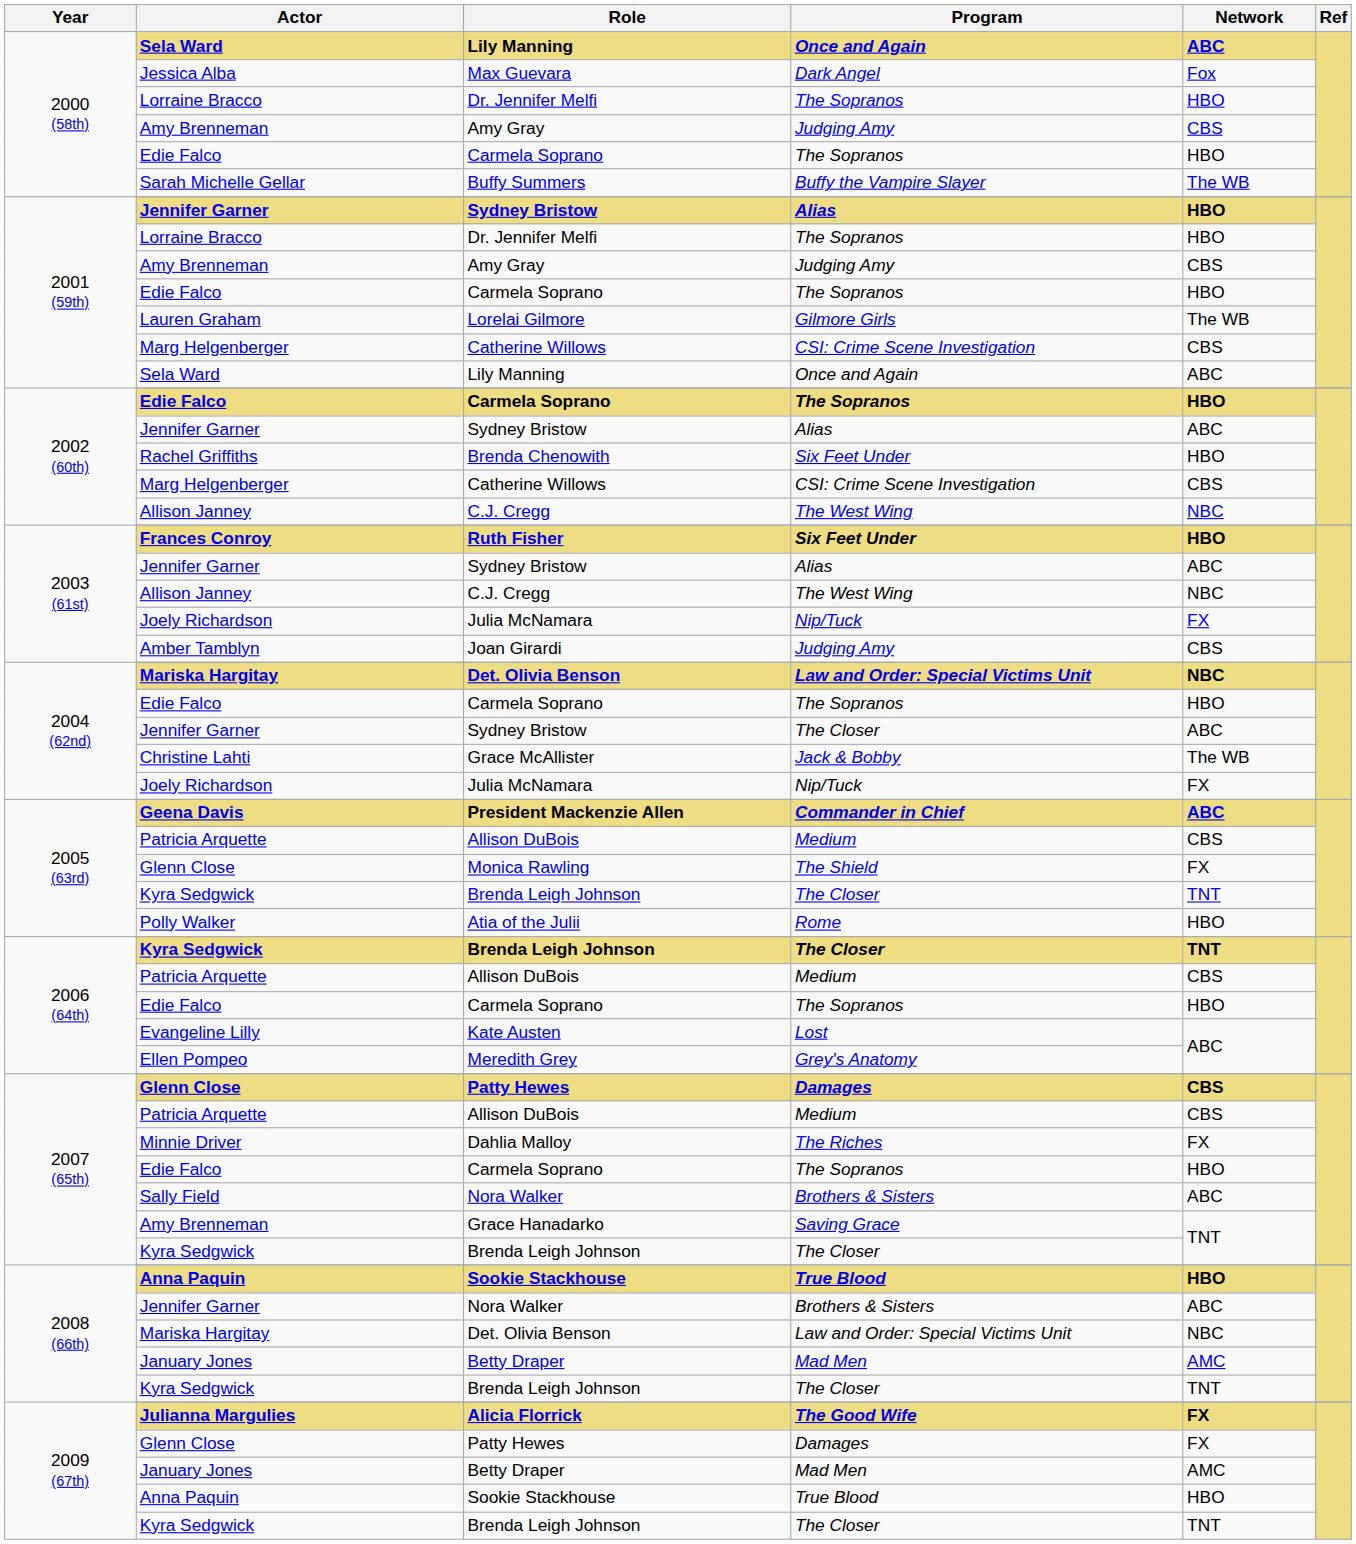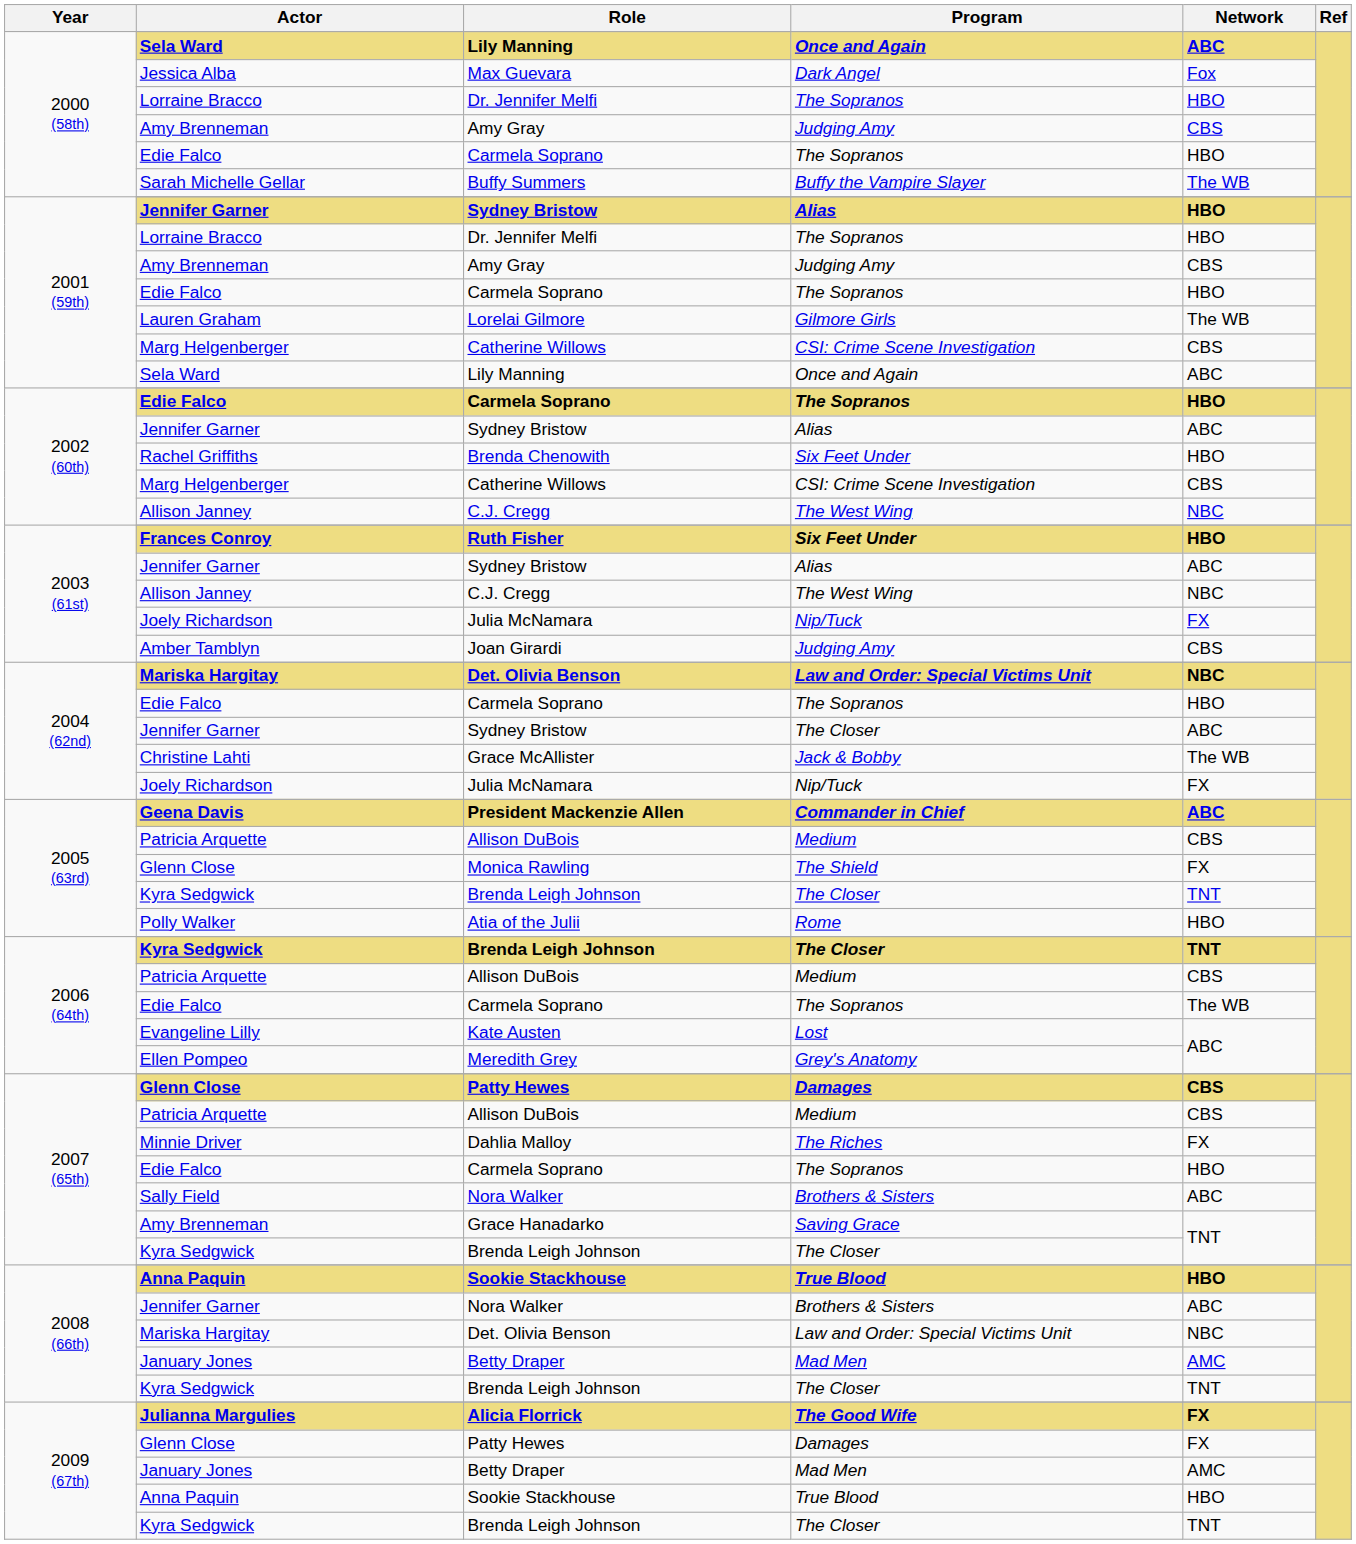(1206, 1004) HBO -> (1218, 1004) The WB
